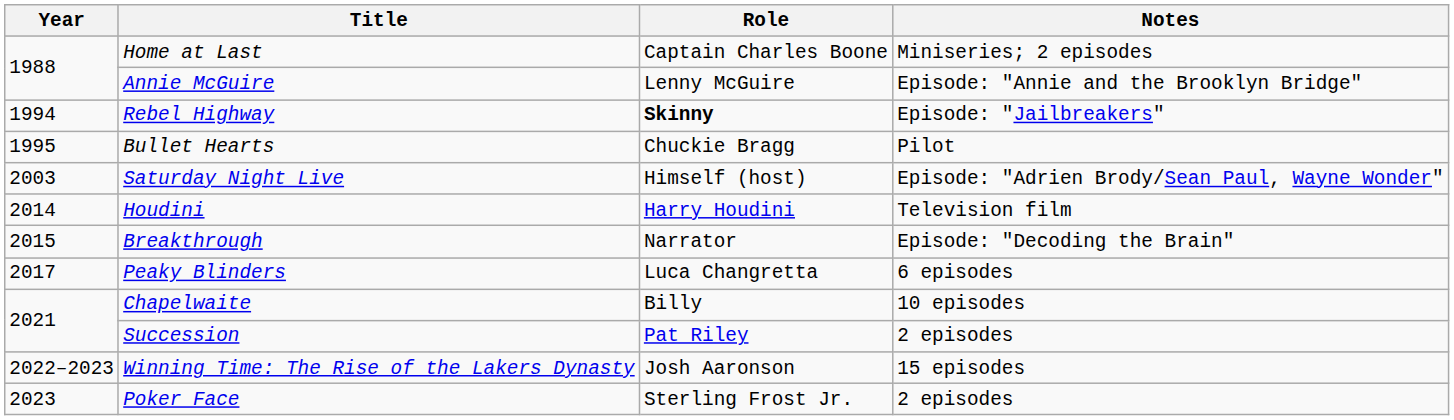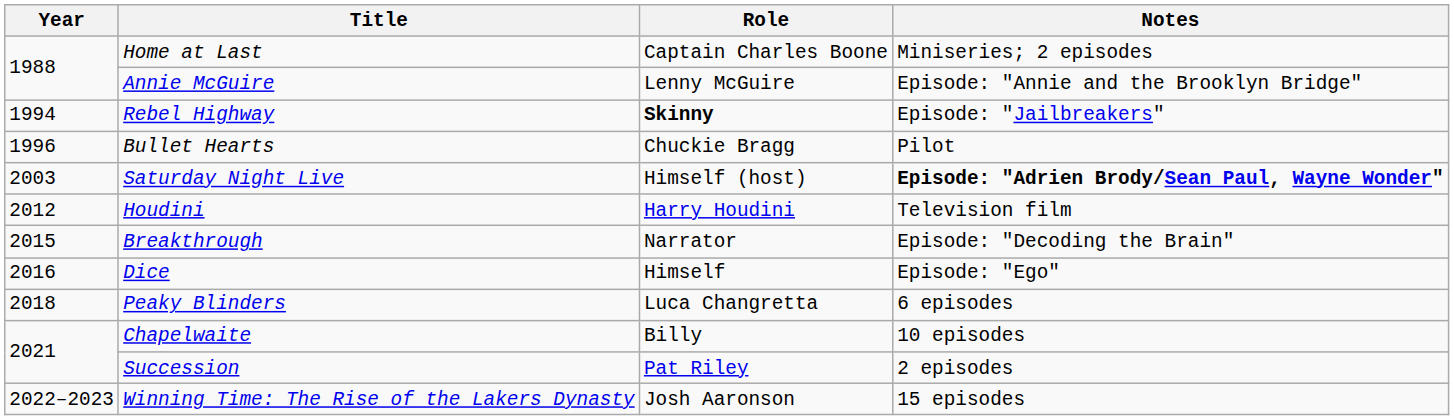(33, 147) 1995 -> (33, 147) 1996
(1170, 178) normal -> (1170, 178) bold
(33, 210) 2014 -> (33, 210) 2012
+ row: (146, 273)
(33, 273) 2017 -> (33, 305) 2018
- row: (181, 399)
